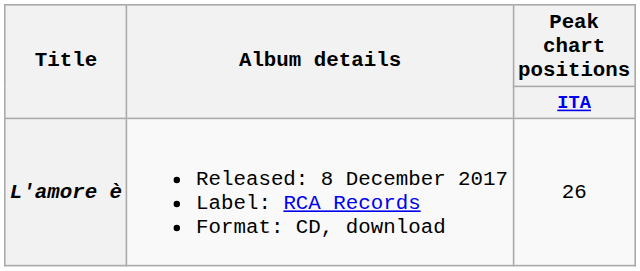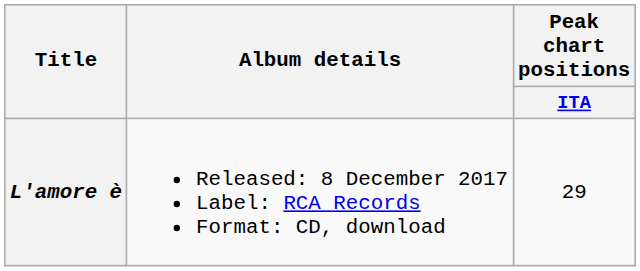(574, 192) 26 -> (574, 192) 29
